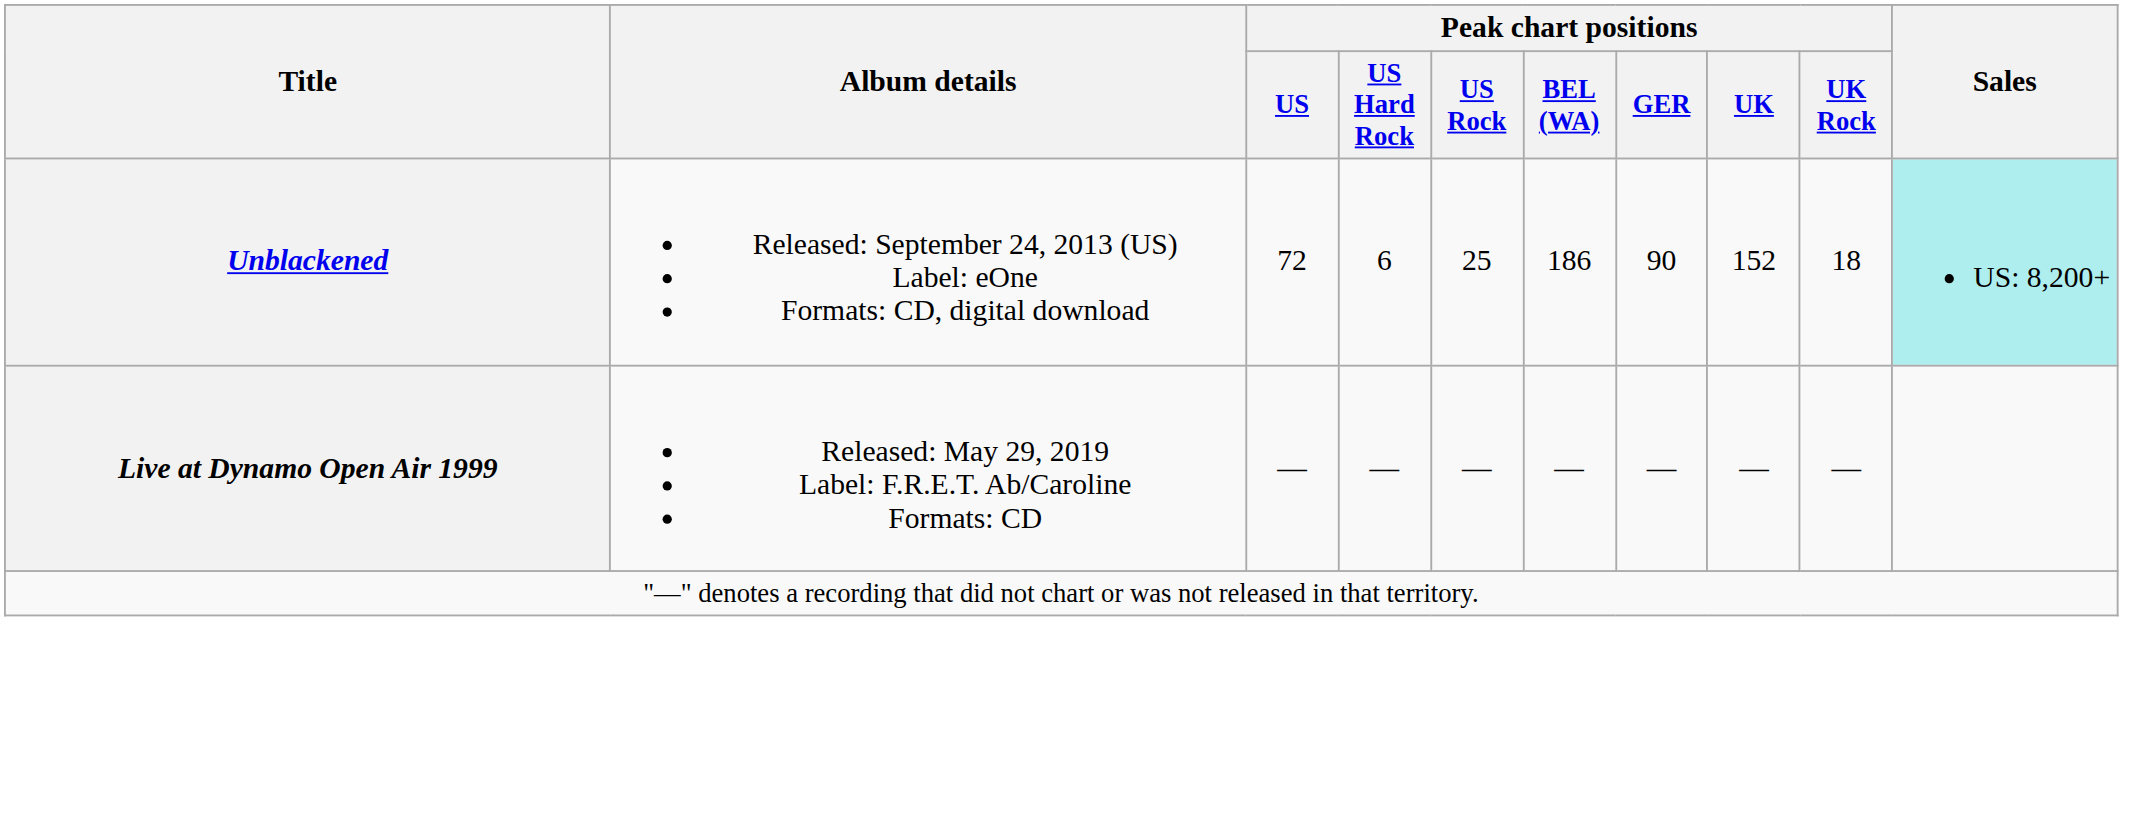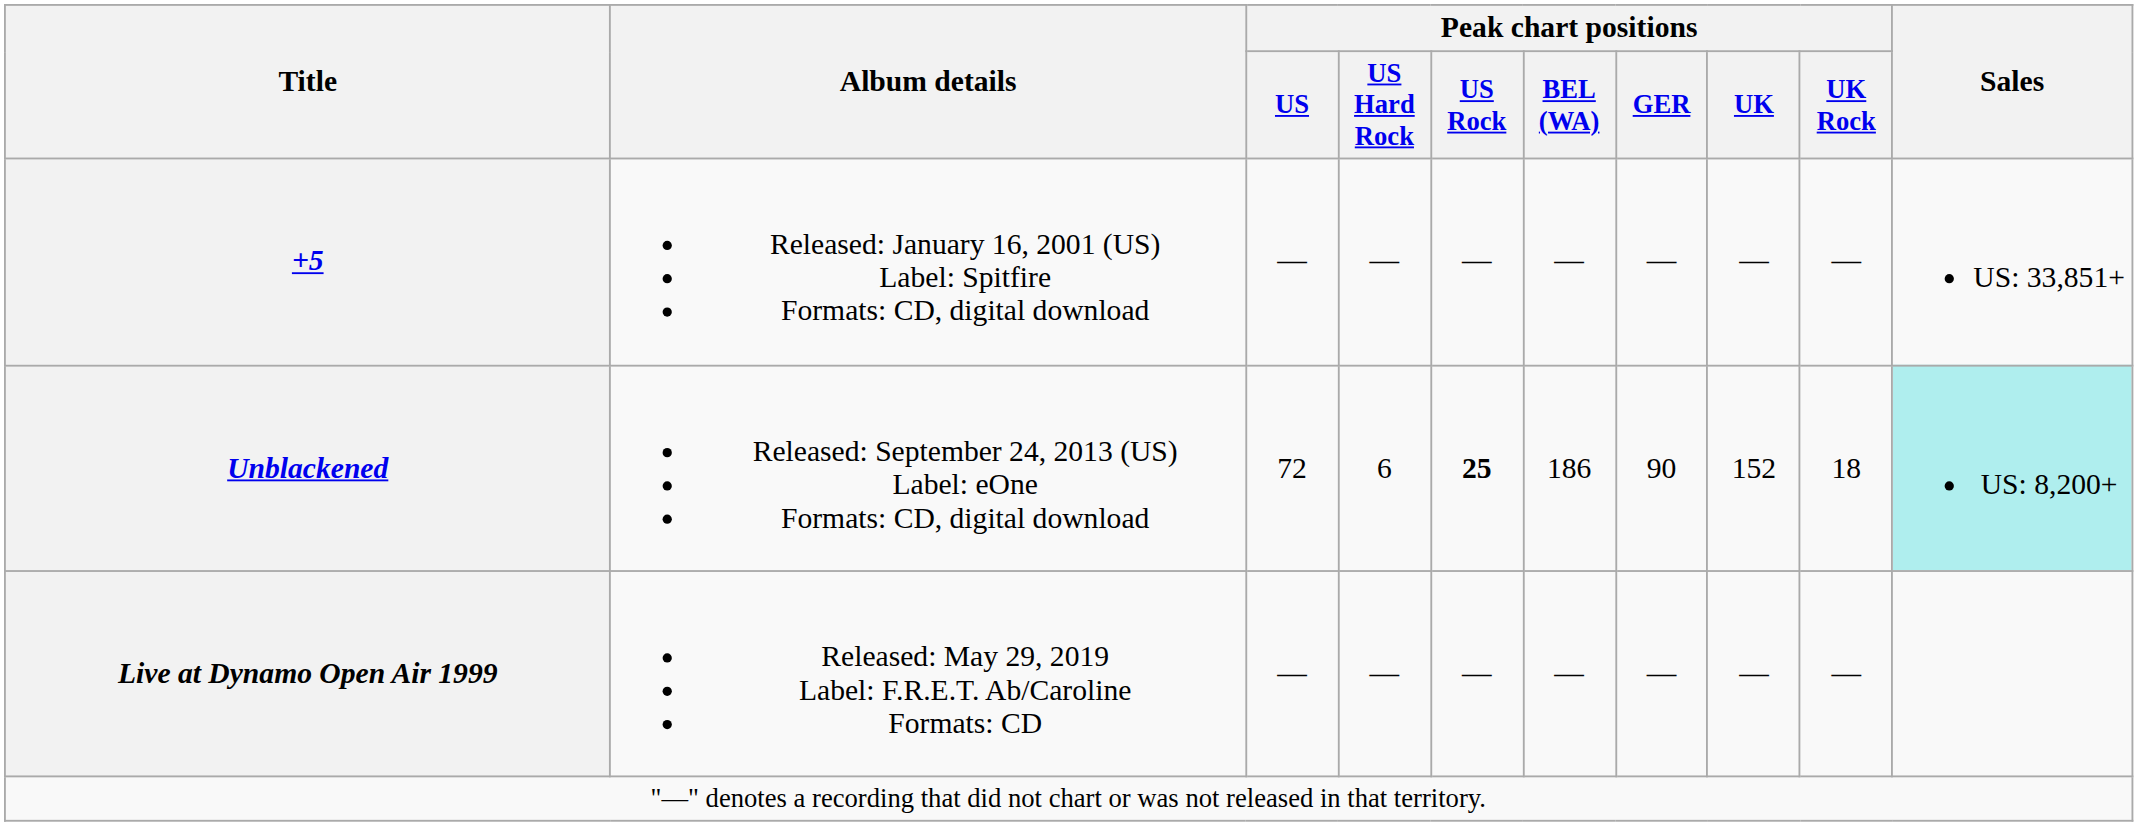+ row: (308, 261)
(1477, 261) normal -> (1477, 467) bold
